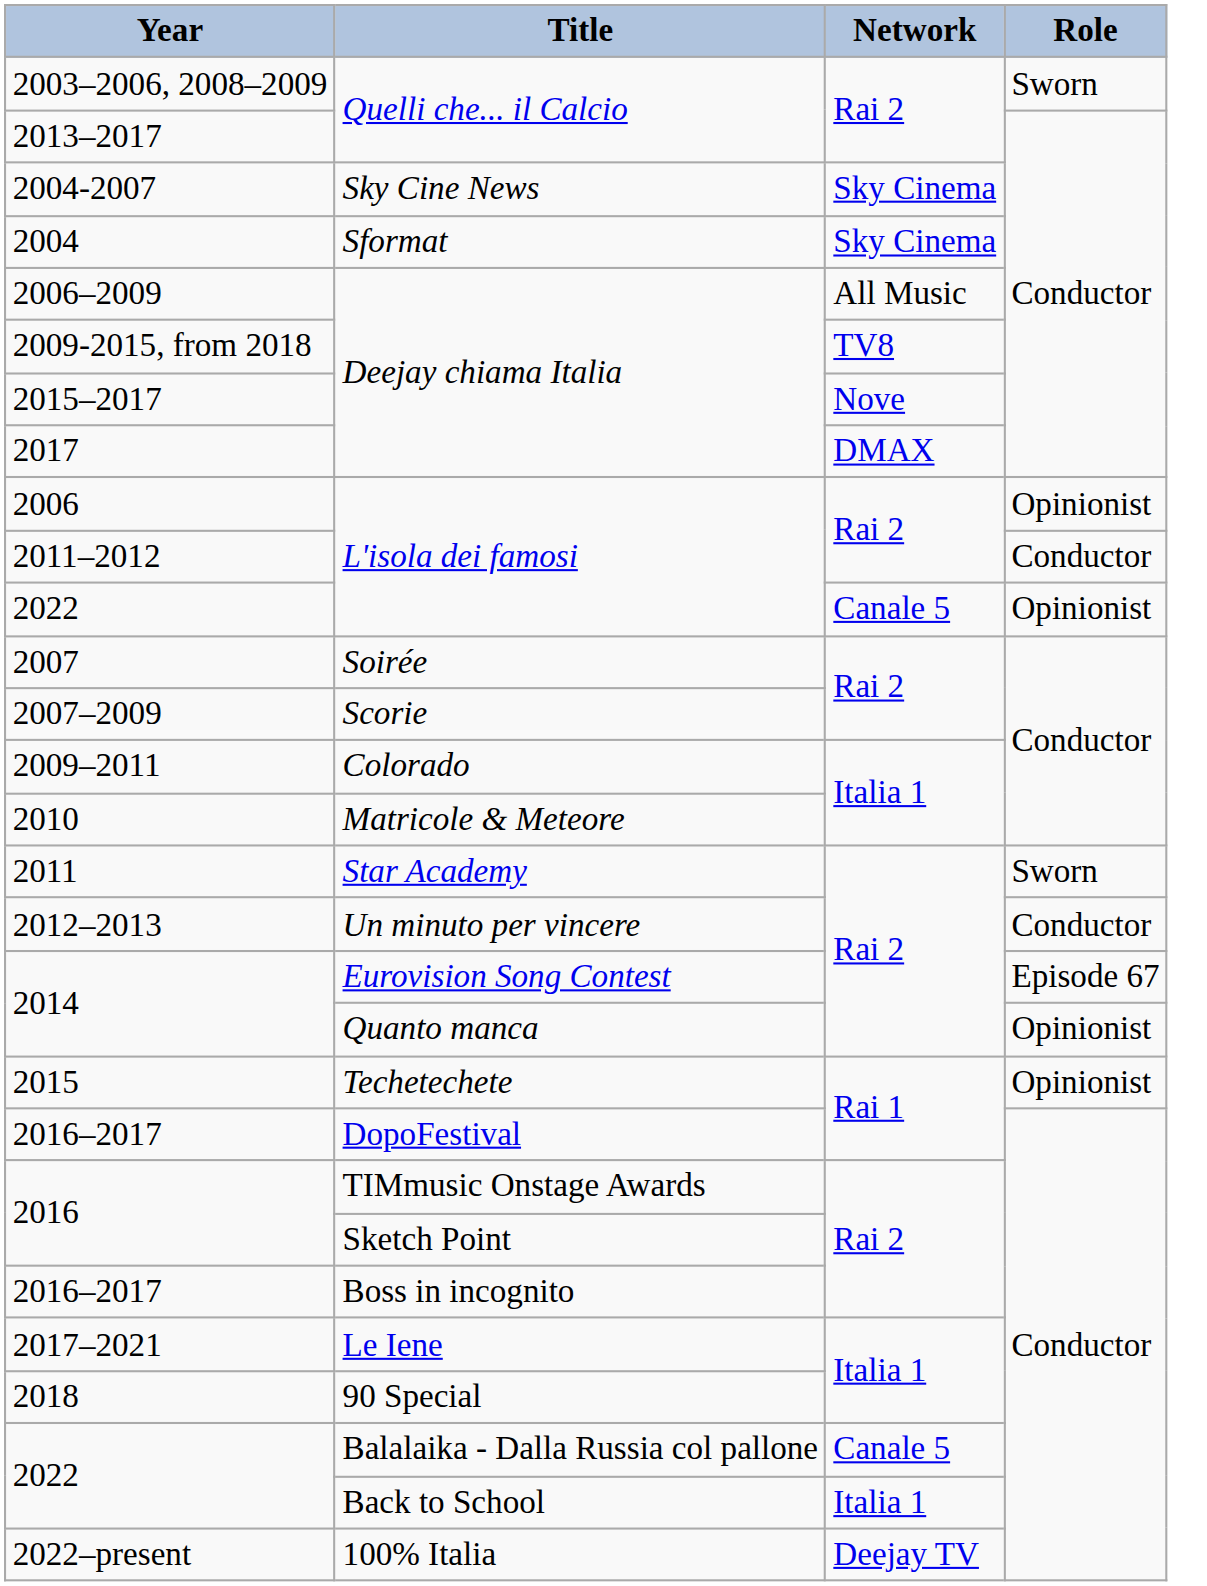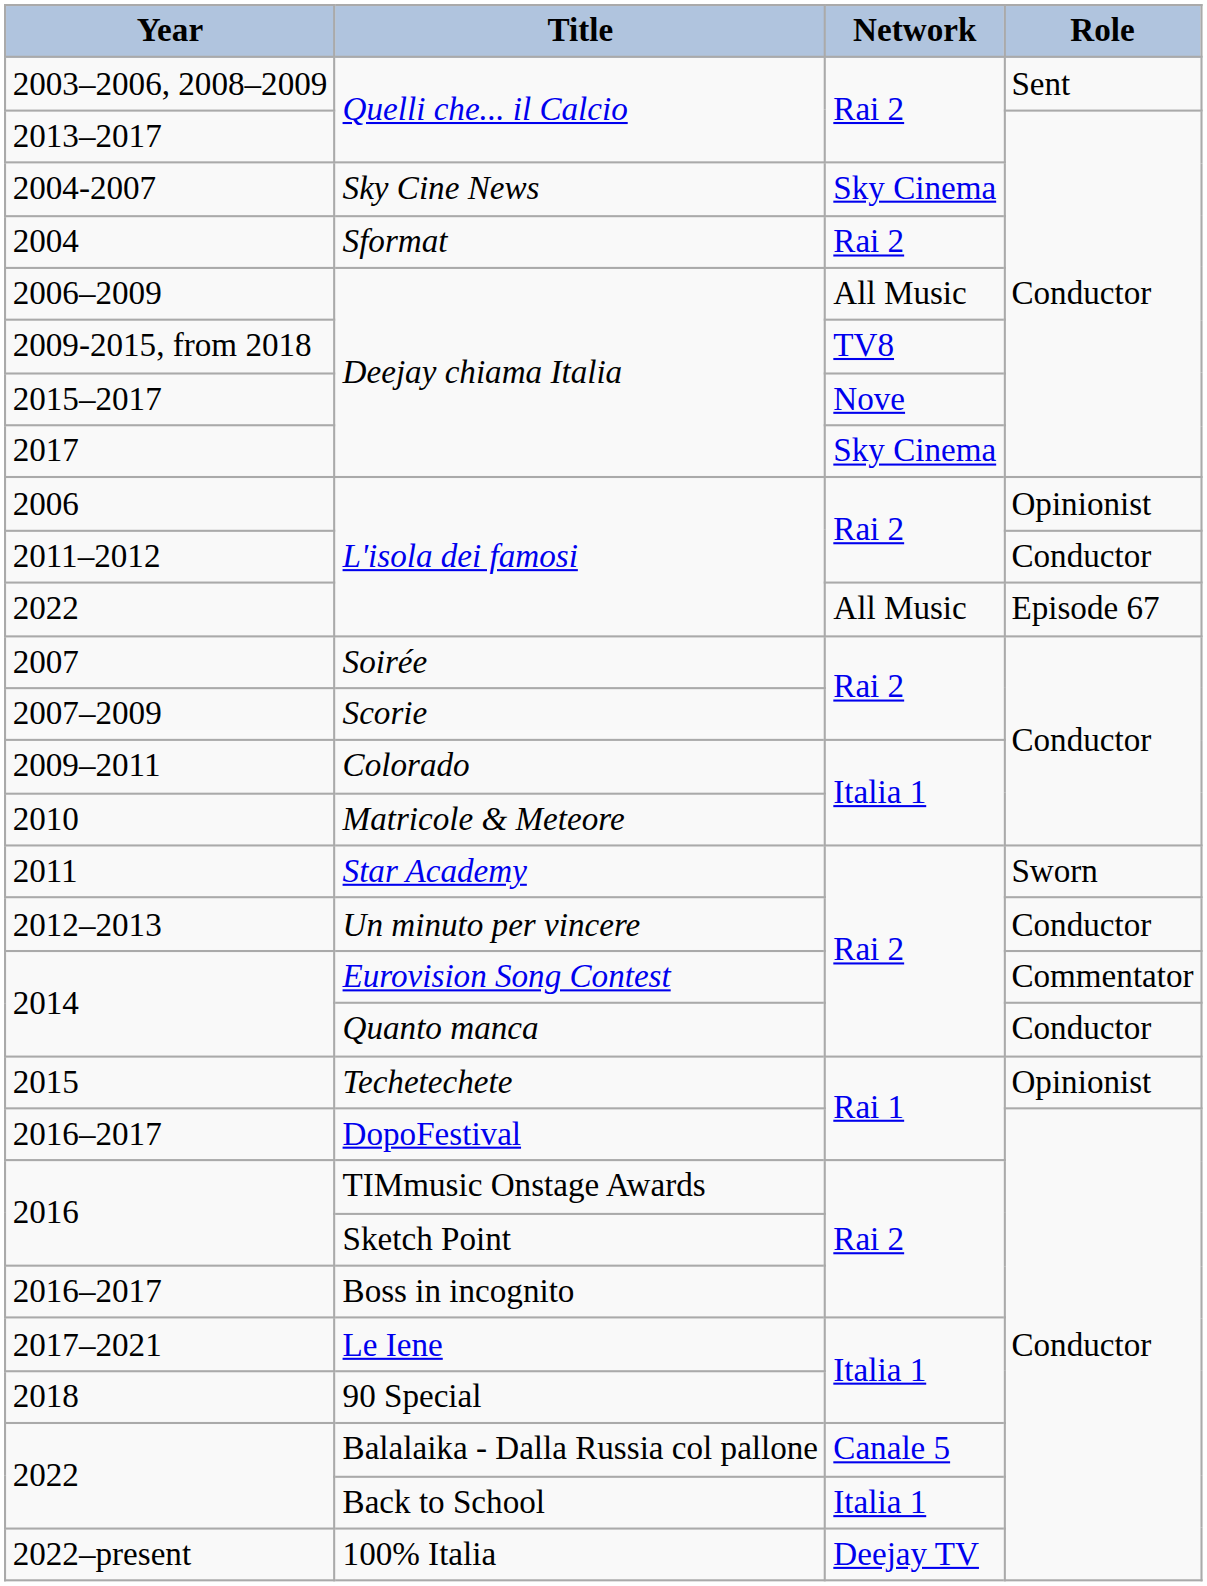(1055, 83) Sworn -> (1041, 83) Sent
(915, 240) Sky Cinema -> (869, 240) Rai 2
(884, 450) DMAX -> (915, 450) Sky Cinema
(892, 608) Canale 5 -> (900, 608) All Music
(1081, 608) Opinionist -> (1085, 608) Episode 67
(1085, 976) Episode 67 -> (1103, 976) Commentator
(1081, 1028) Opinionist -> (1081, 1028) Conductor
